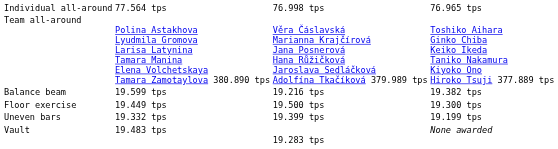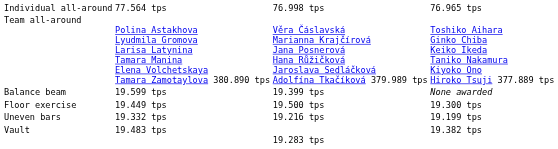(299, 92) 19.216 tps -> (299, 92) 19.399 tps
(456, 92) 19.382 tps -> (461, 92) None awarded
(299, 117) 19.399 tps -> (299, 117) 19.216 tps
(461, 130) None awarded -> (456, 130) 19.382 tps
